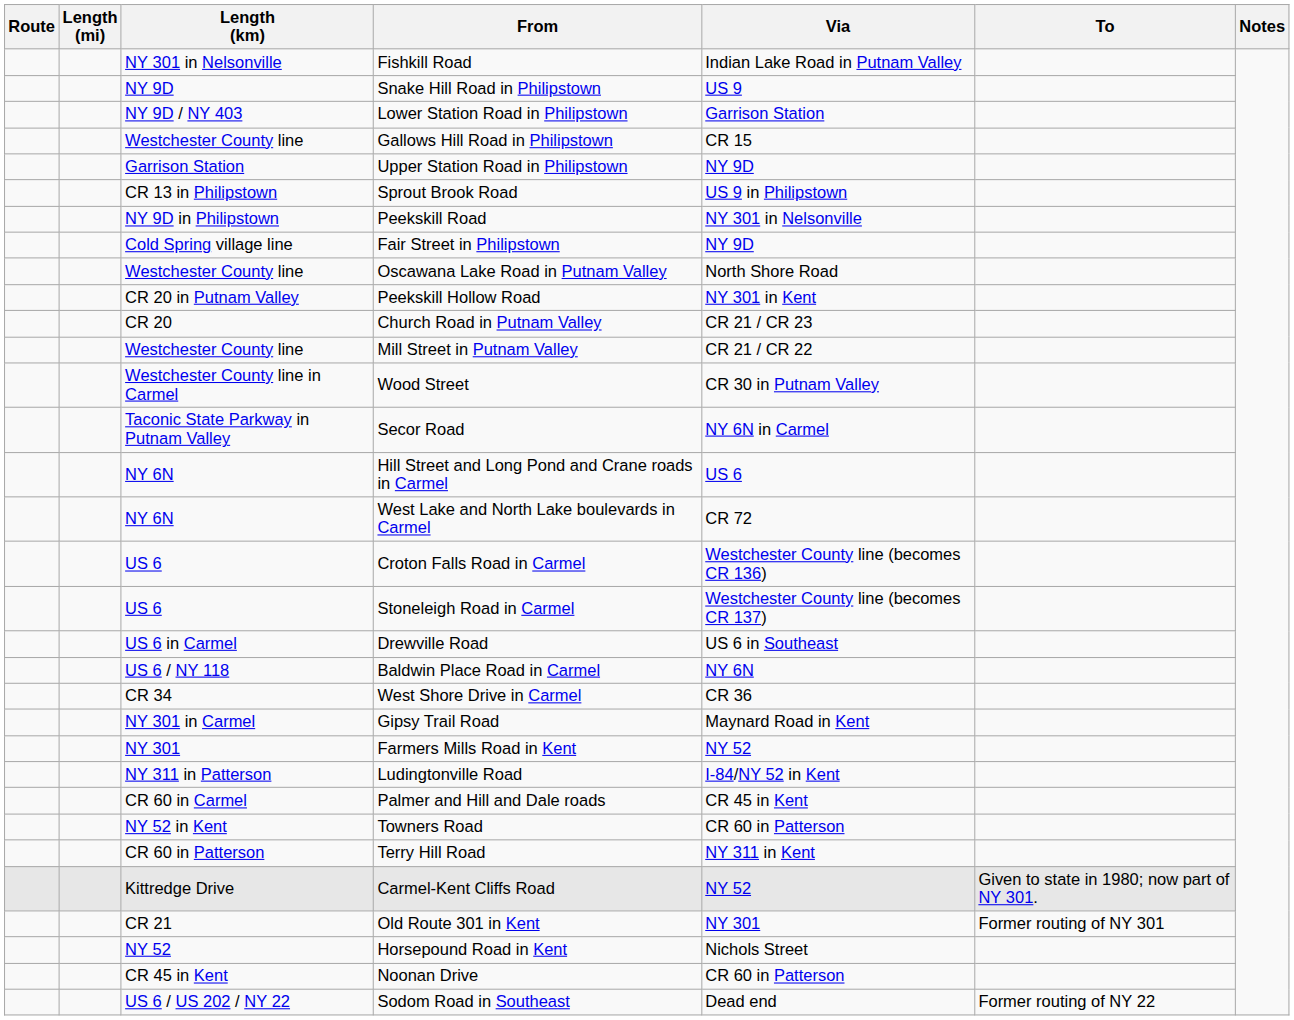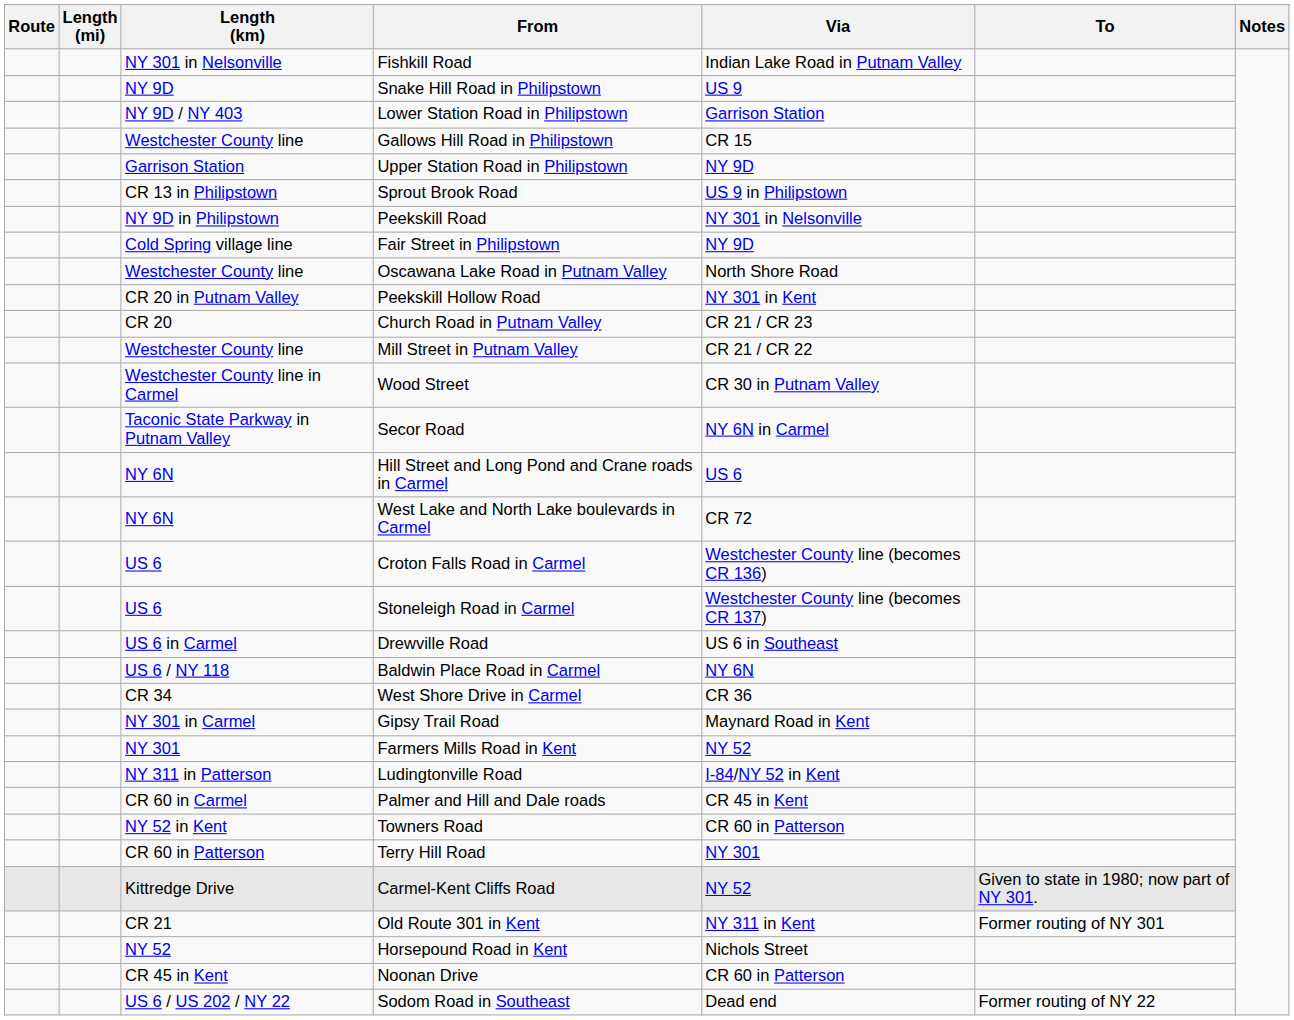(760, 853) NY 311 in Kent -> (733, 853) NY 301
(733, 923) NY 301 -> (760, 923) NY 311 in Kent
